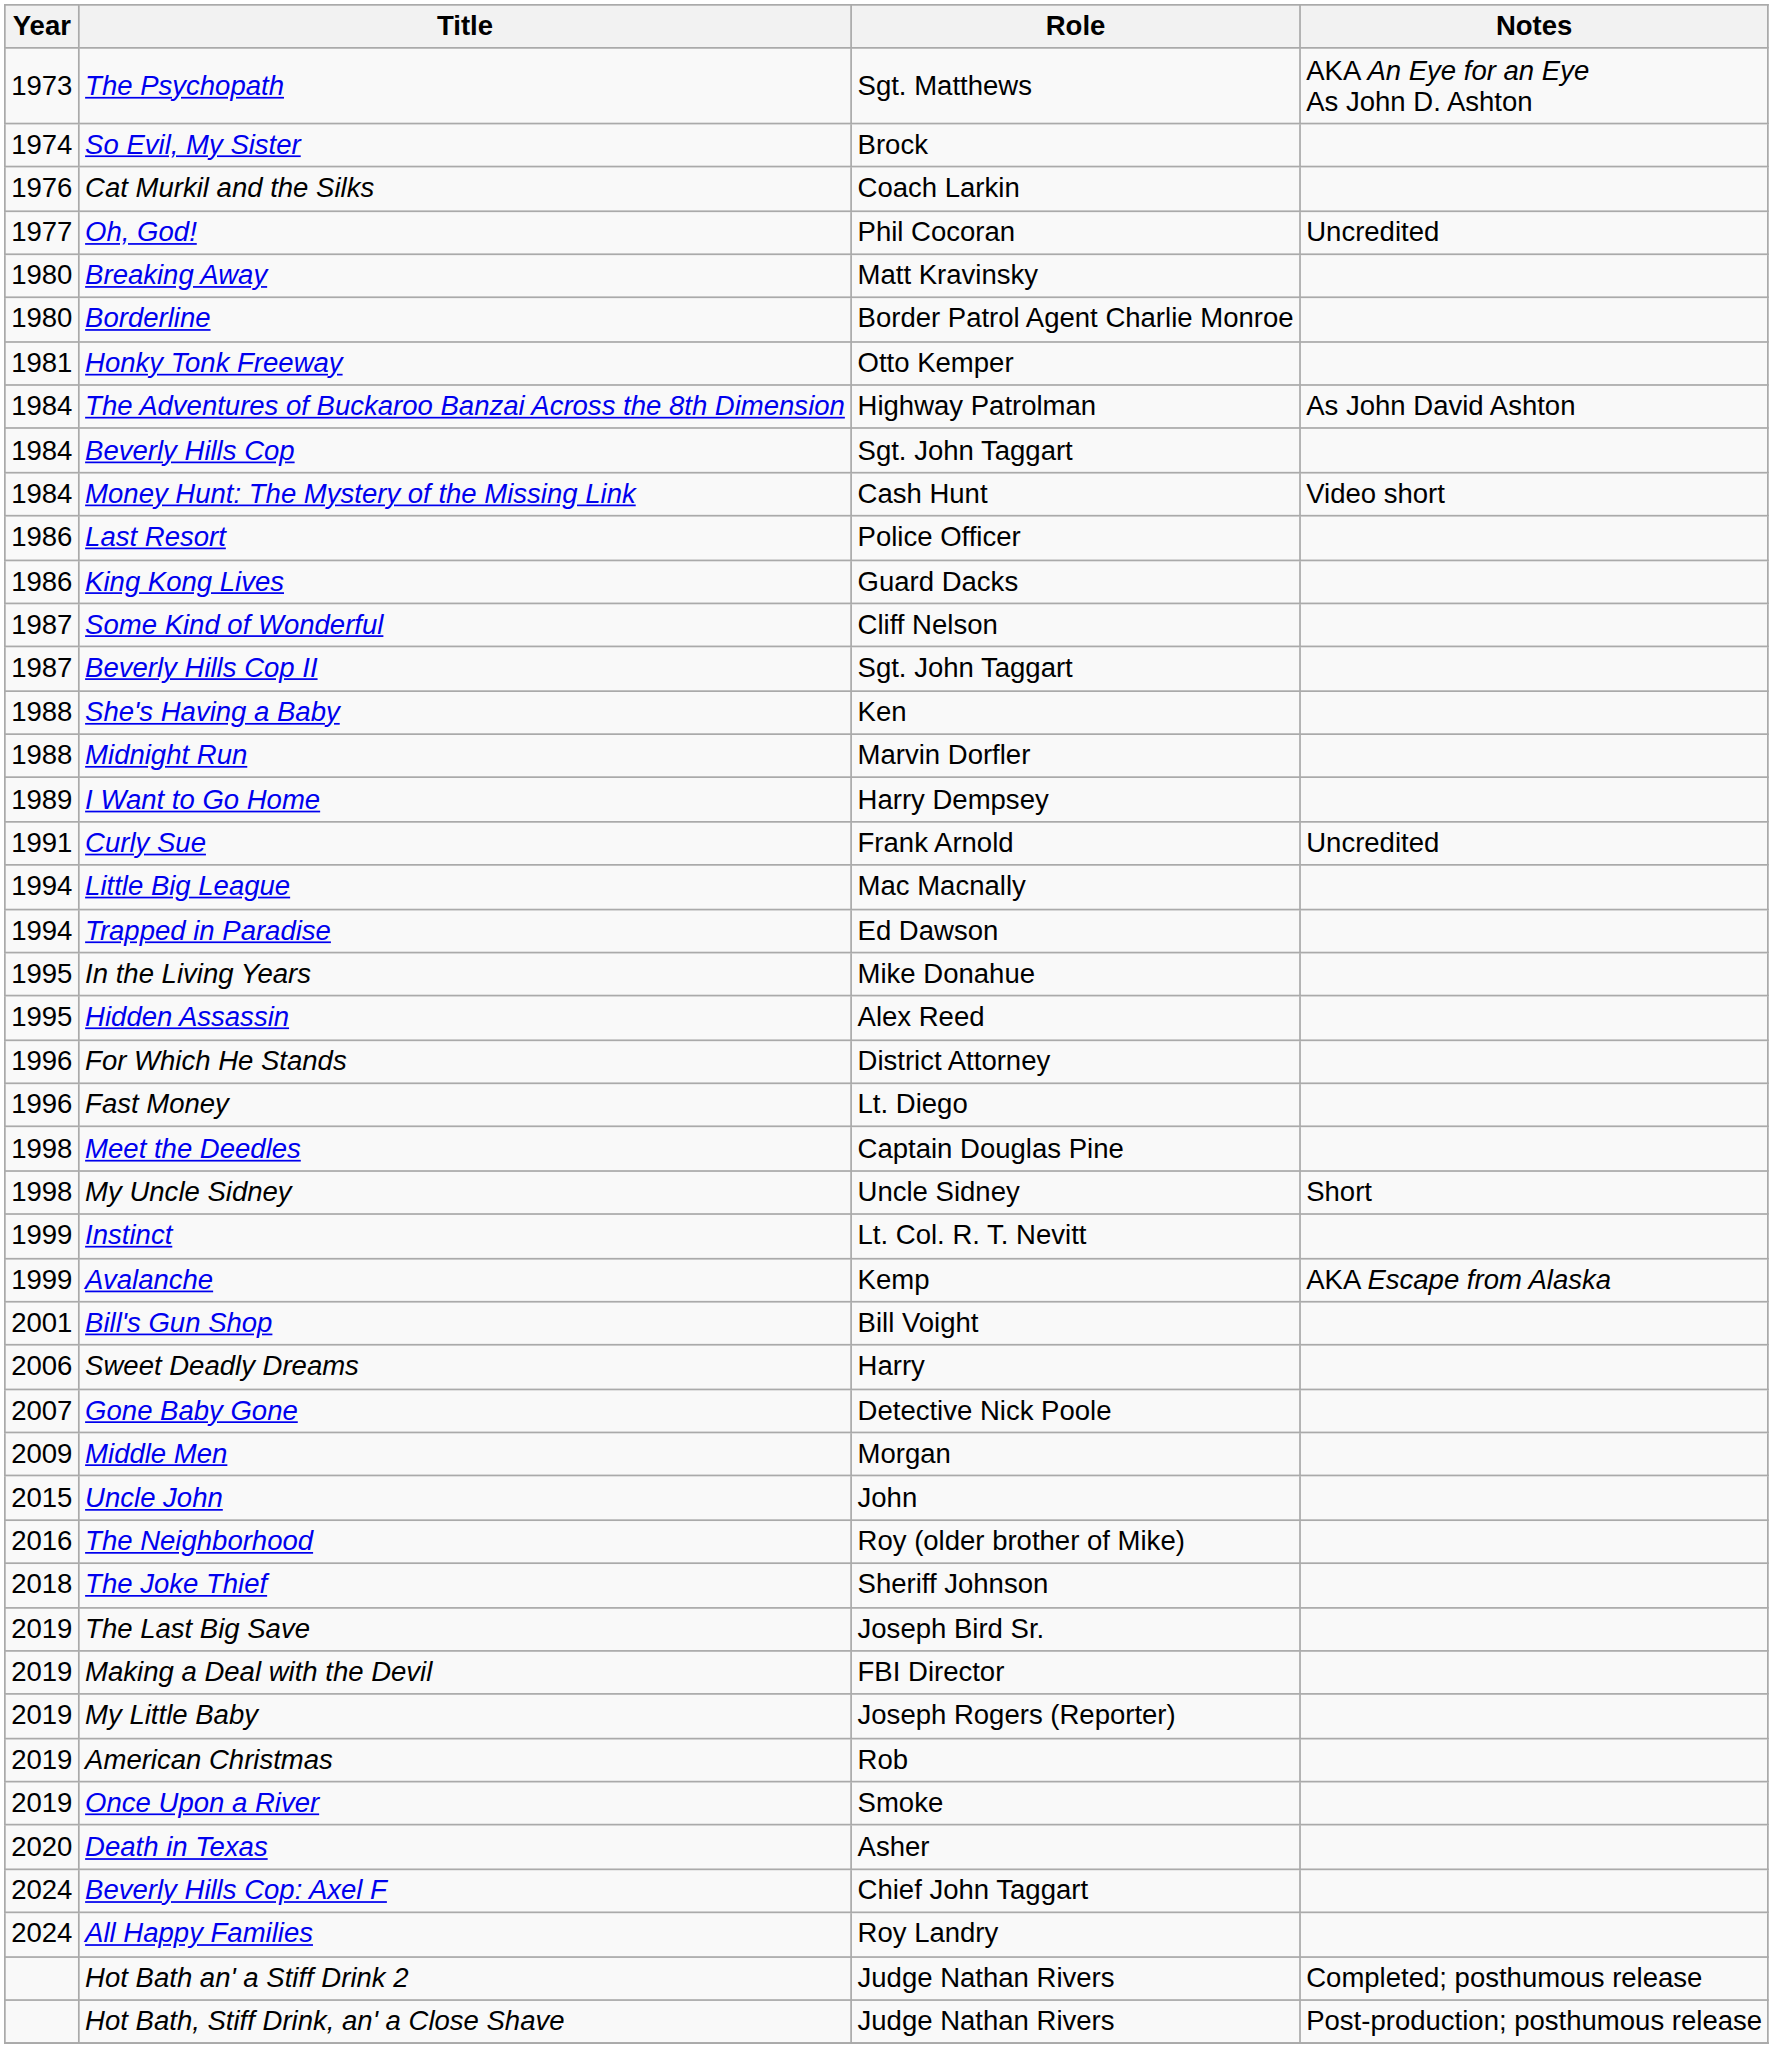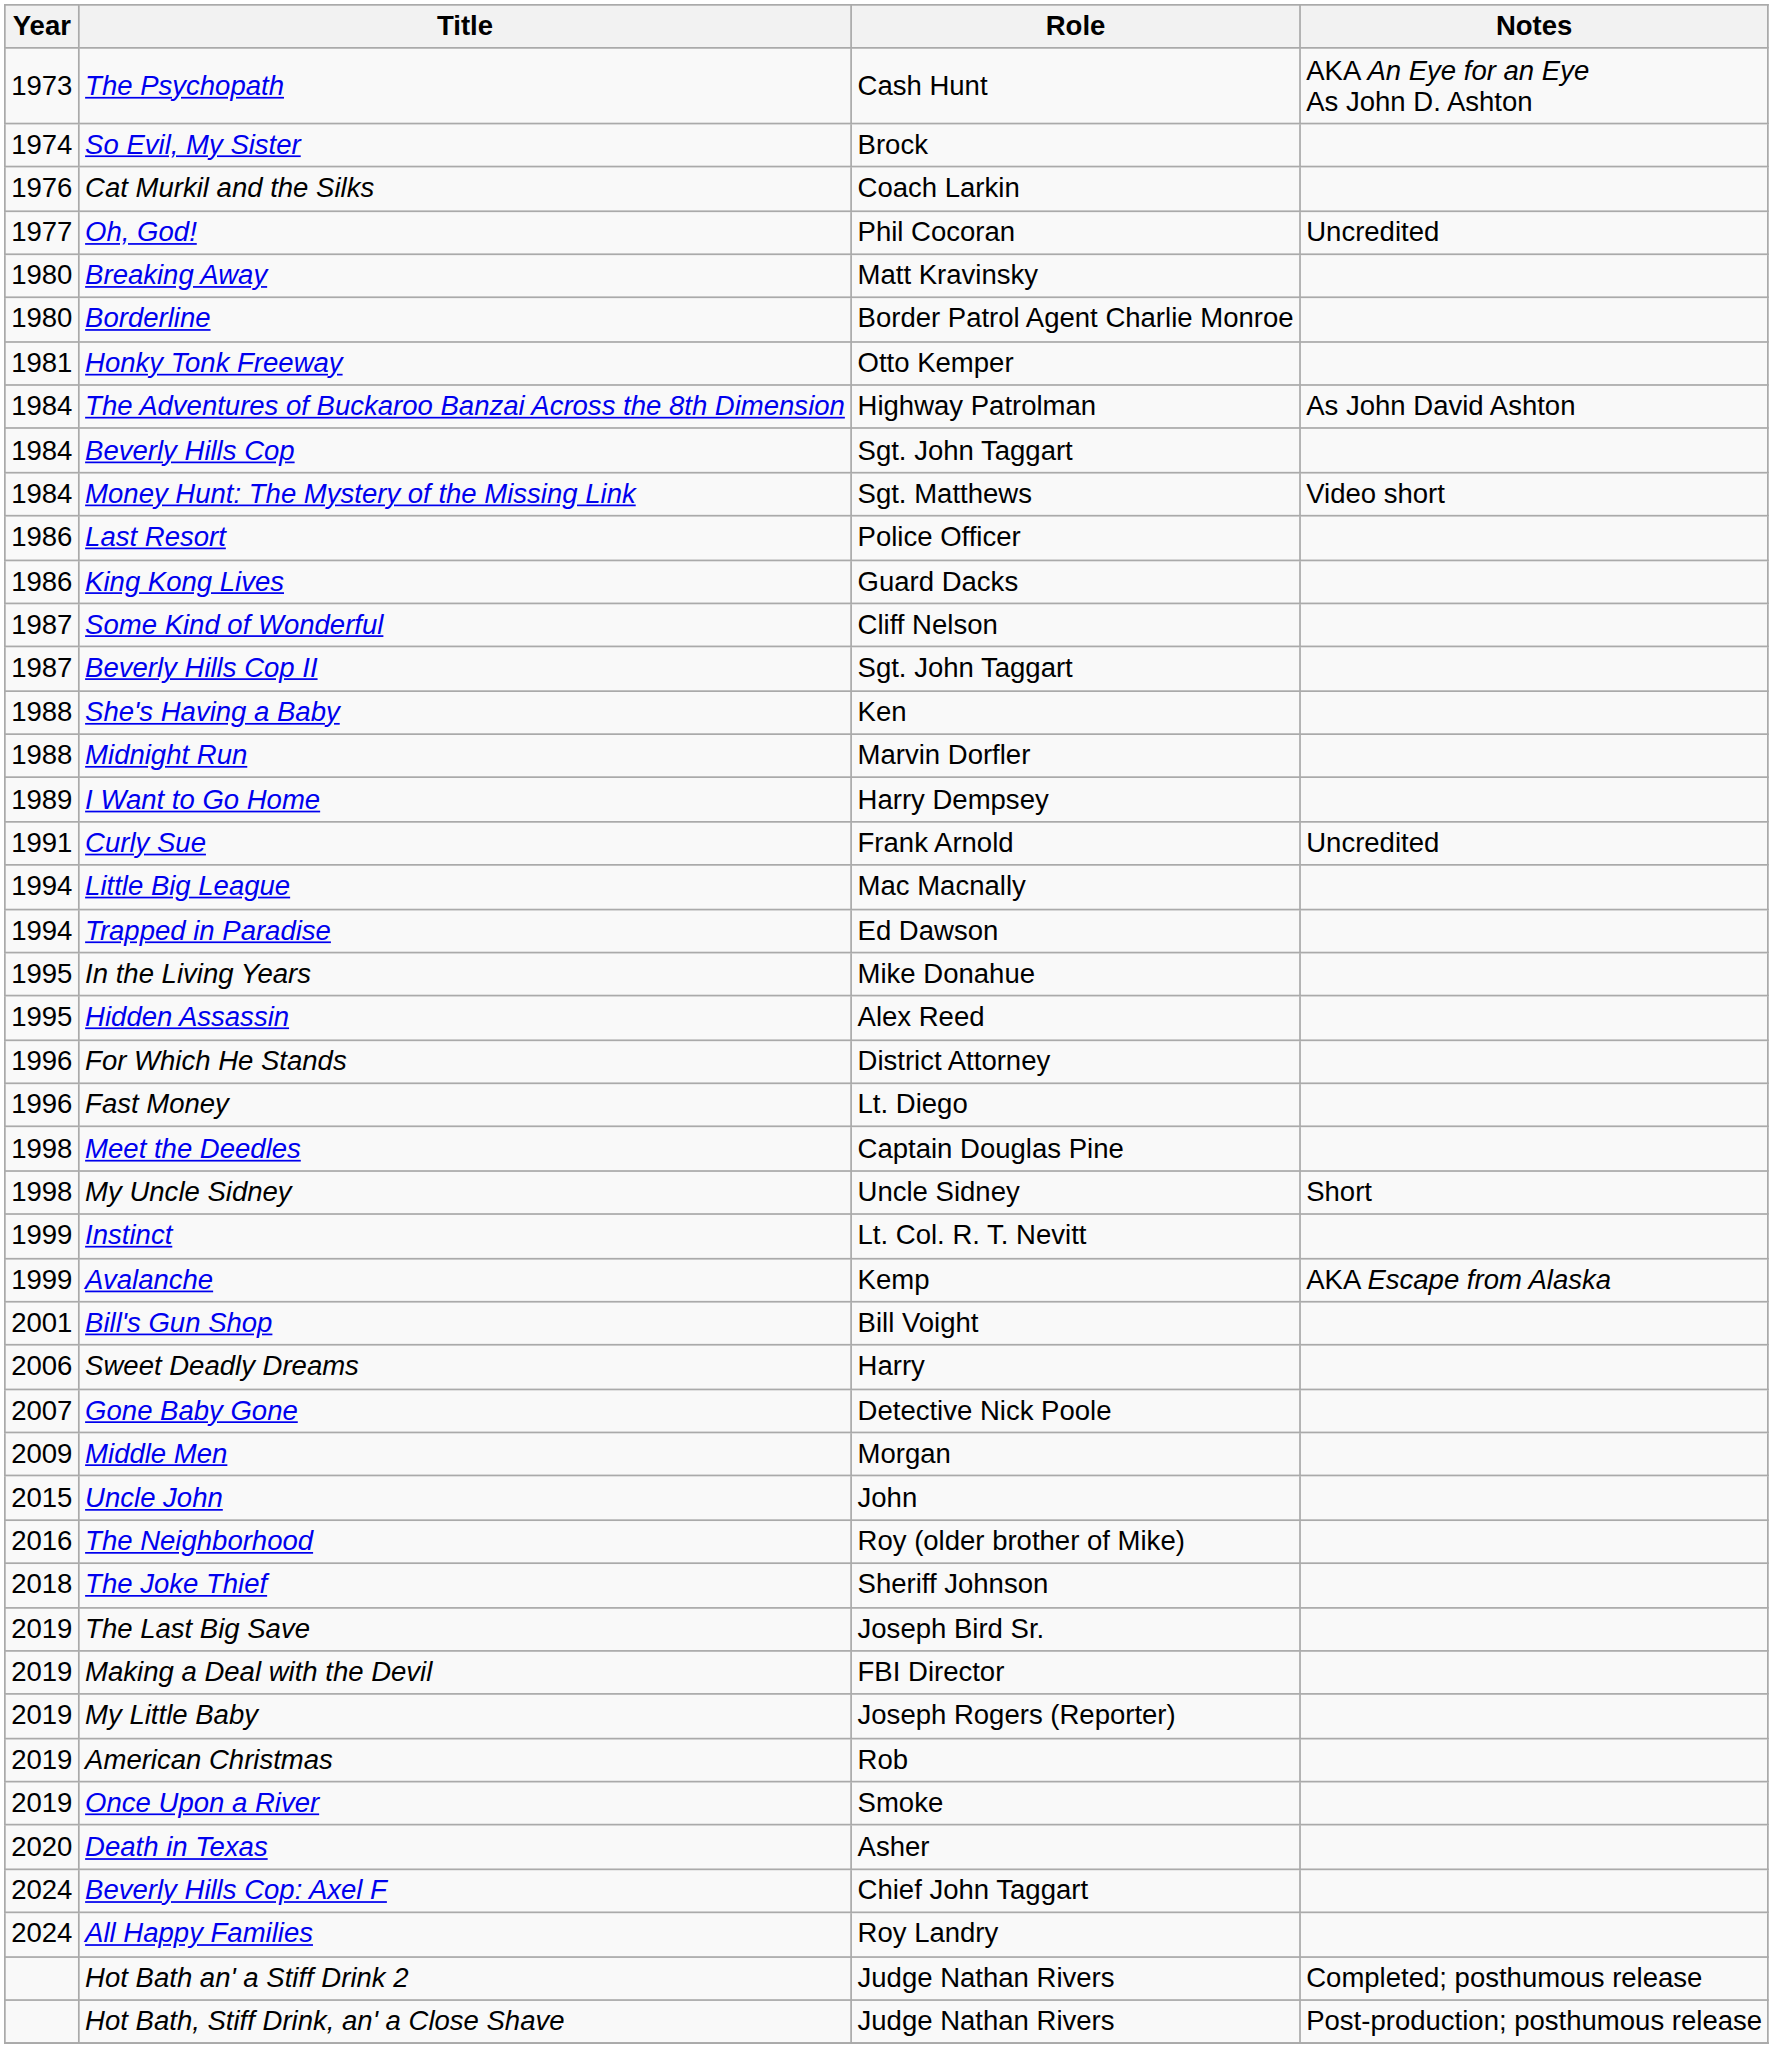(945, 85) Sgt. Matthews -> (923, 85) Cash Hunt
(923, 493) Cash Hunt -> (945, 493) Sgt. Matthews
